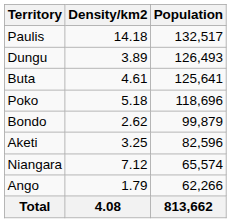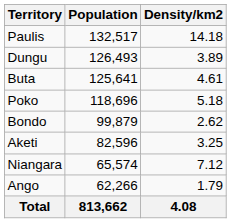columns swapped: (188, 15) <-> (108, 15)
